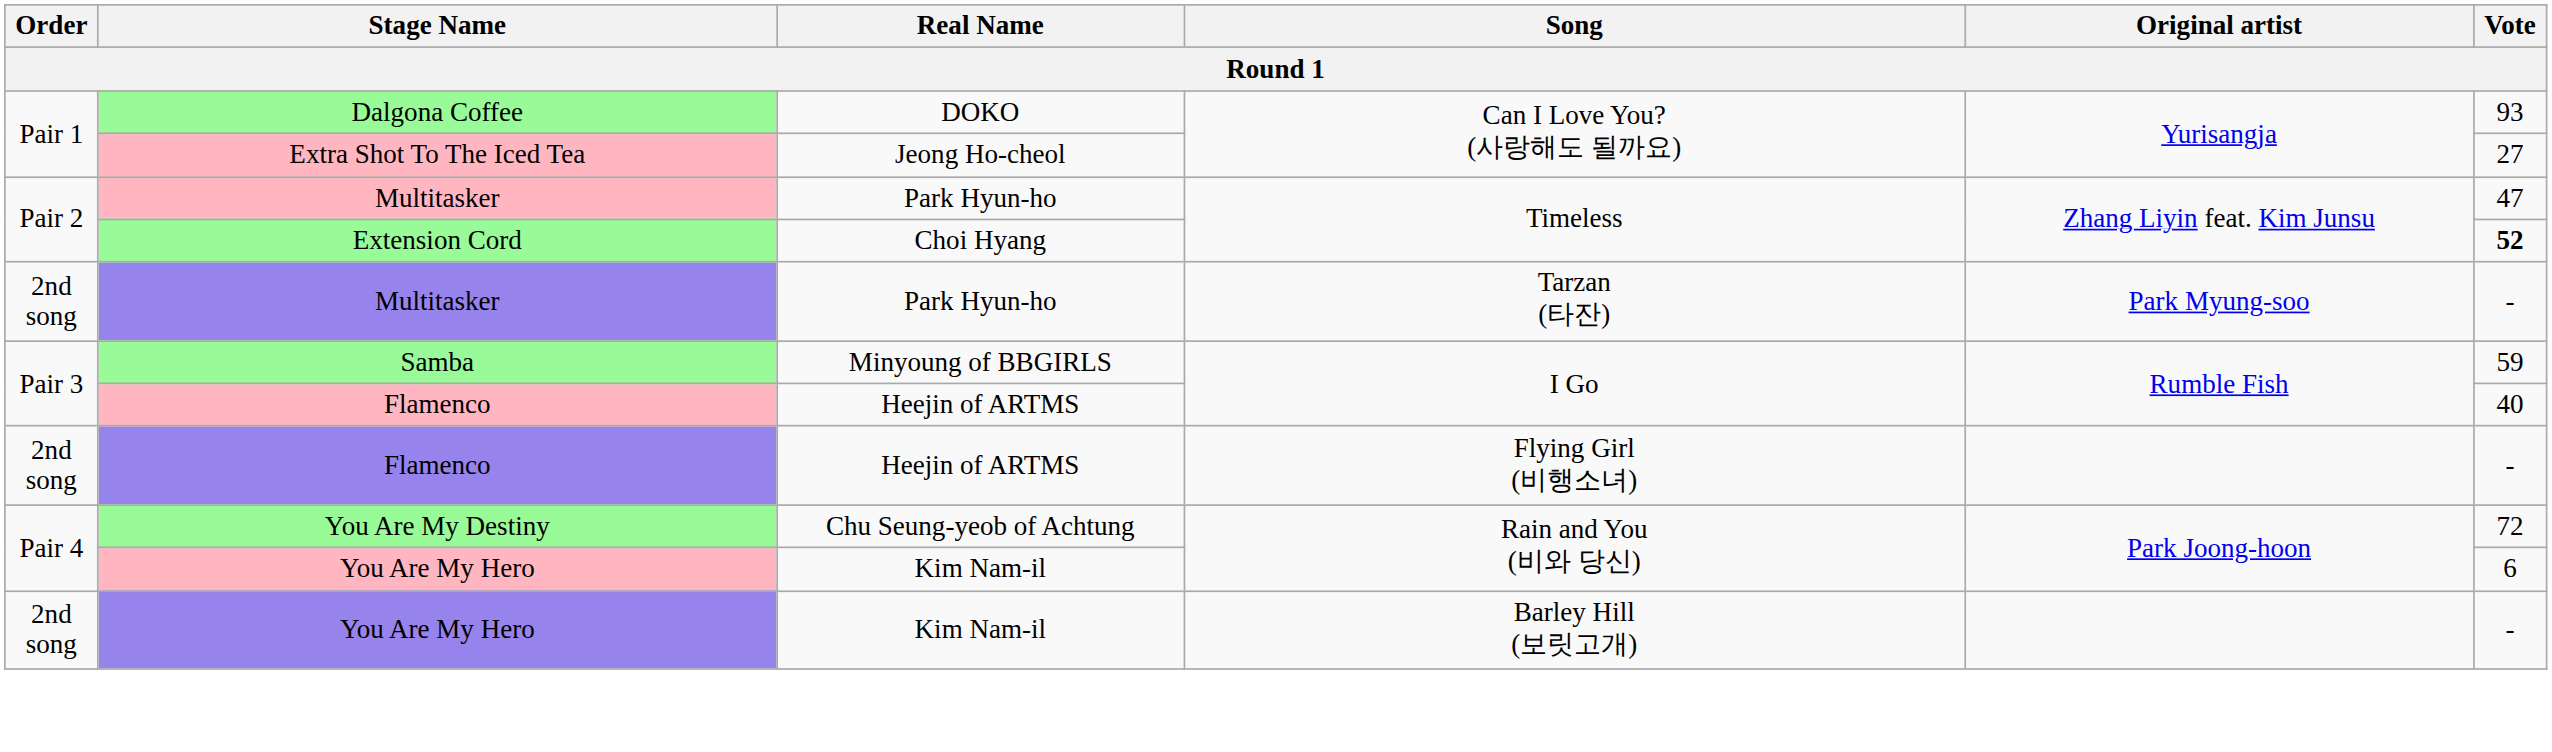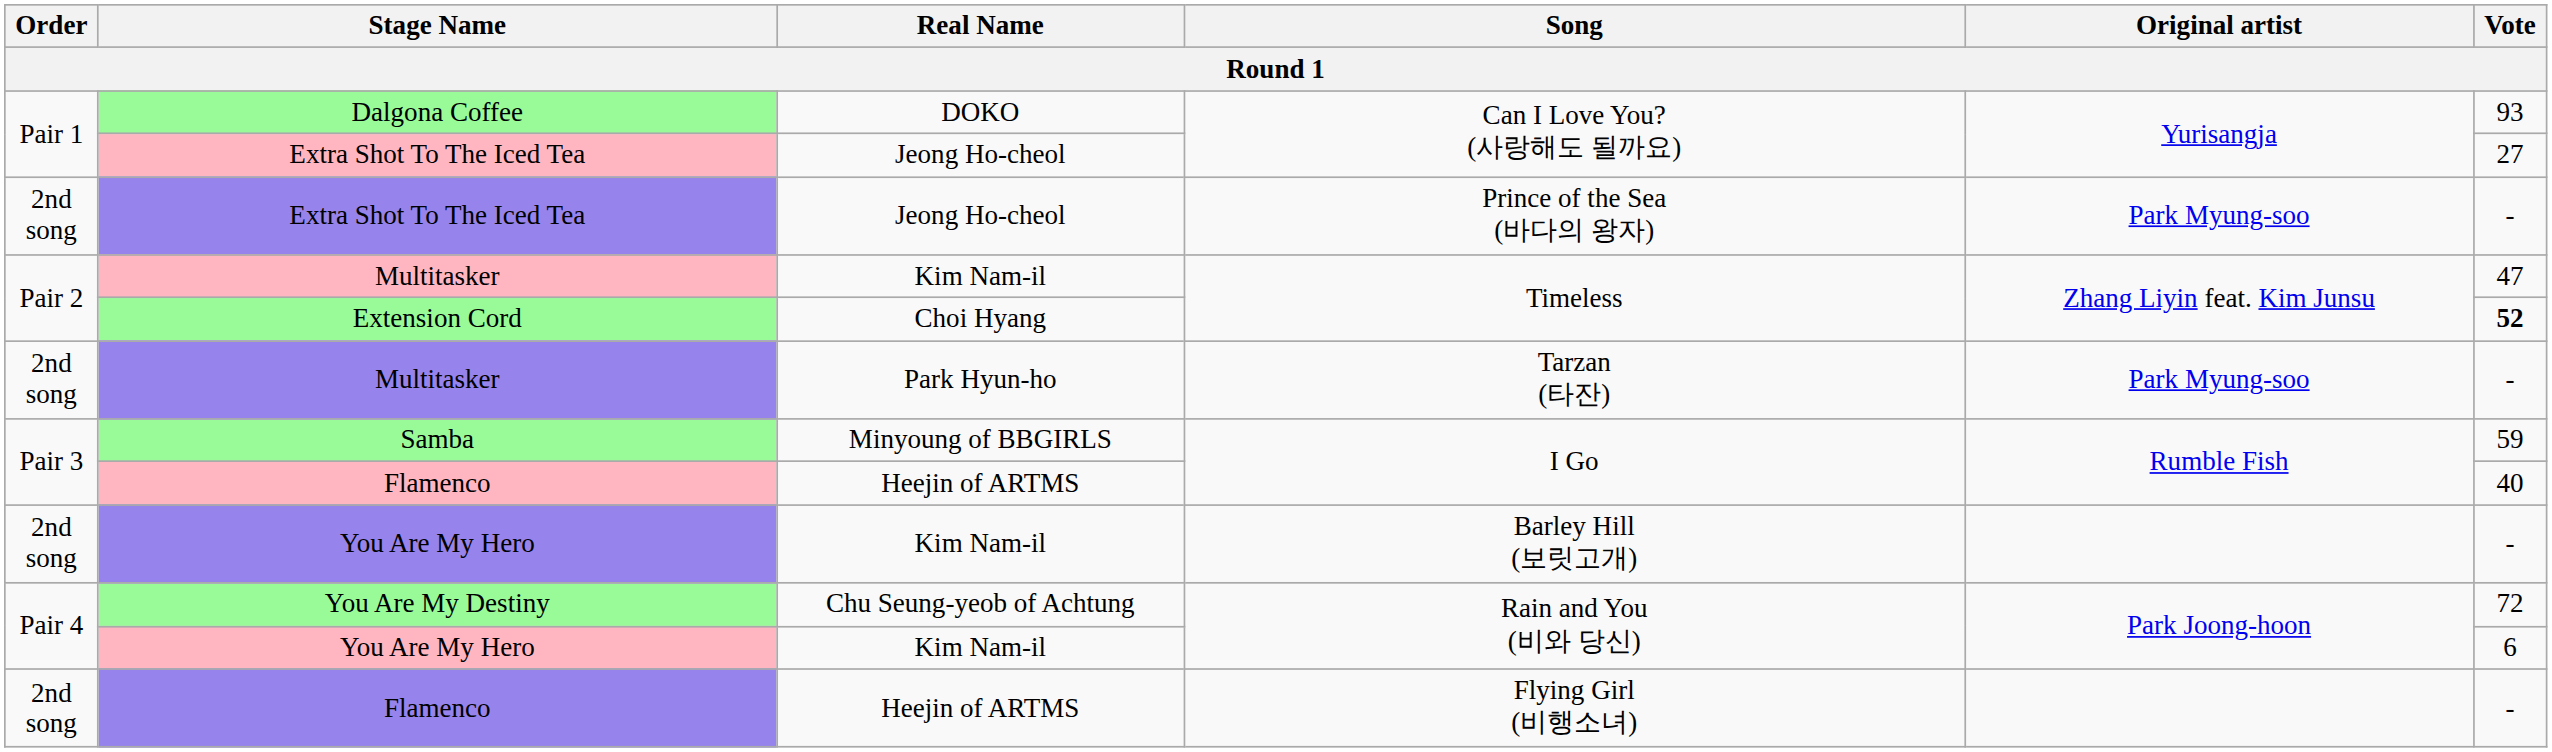+ row: (437, 215)
(980, 197) Park Hyun-ho -> (980, 275) Kim Nam-il
rows swapped: (437, 465) <-> (437, 629)
